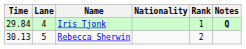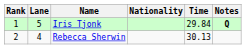columns swapped: (201, 11) <-> (18, 11)
(44, 24) 4 -> (39, 24) 5
(44, 37) 5 -> (39, 37) 4
